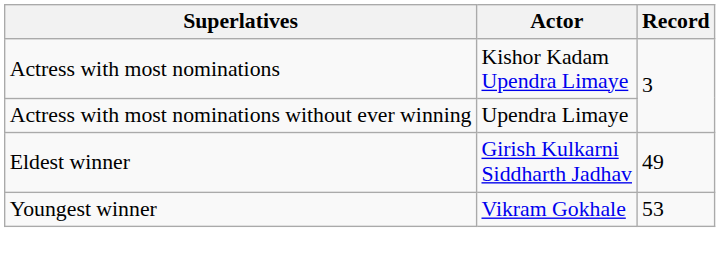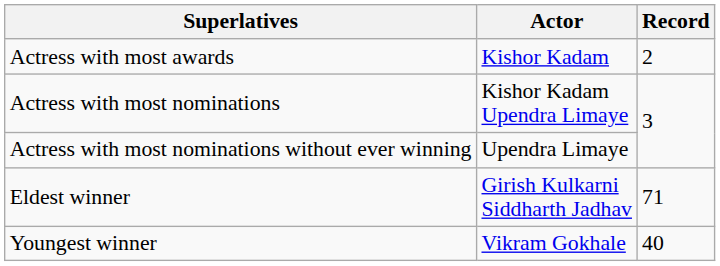+ row: (122, 56)
(653, 162) 49 -> (653, 196) 71
(653, 208) 53 -> (653, 243) 40
